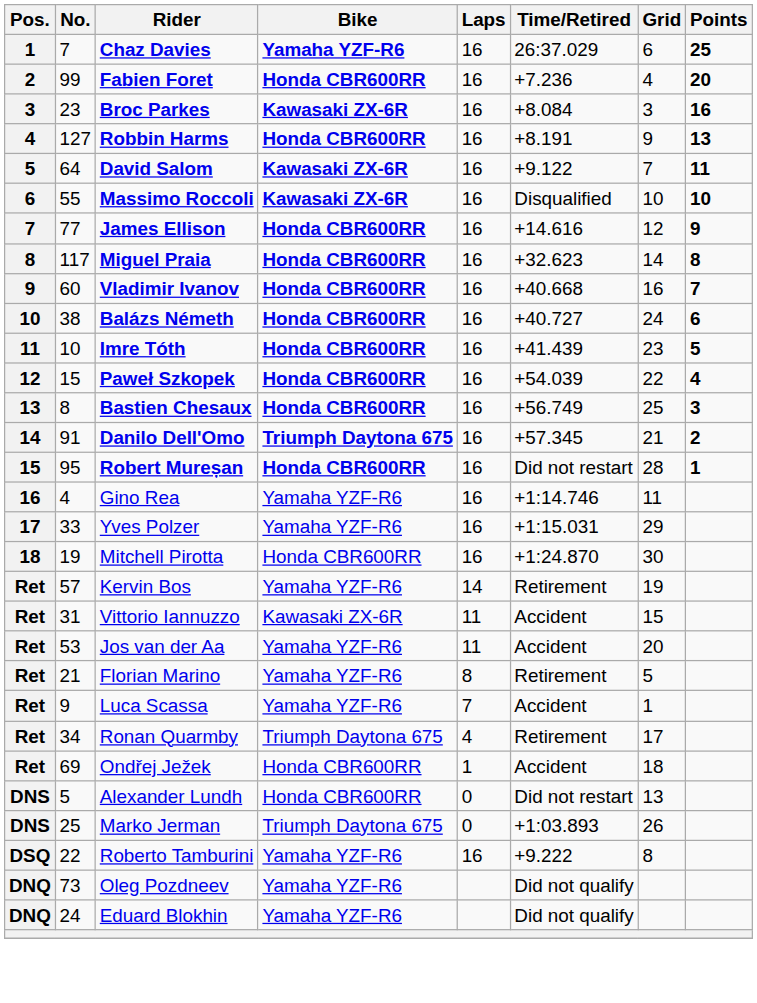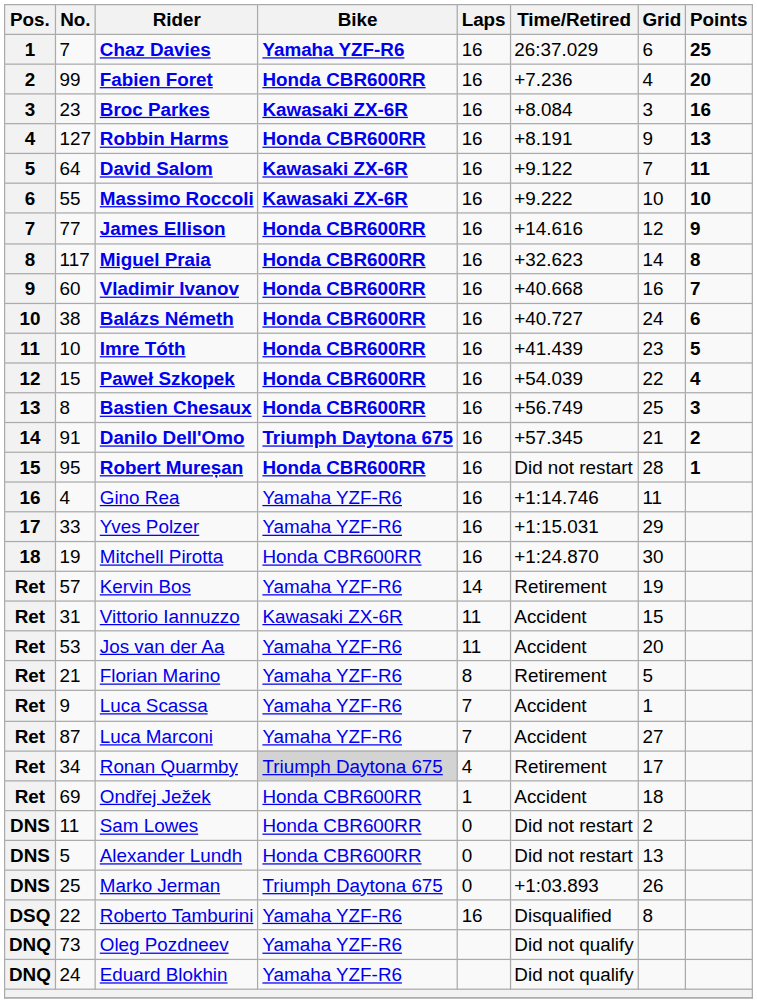(563, 199) Disqualified -> (543, 199) +9.222
+ row: (156, 736)
(353, 736) no background -> (353, 766) lightgrey background
+ row: (149, 825)
(543, 855) +9.222 -> (563, 915) Disqualified
